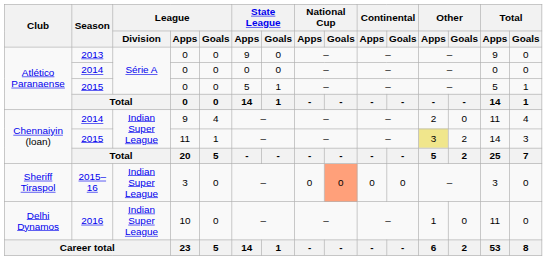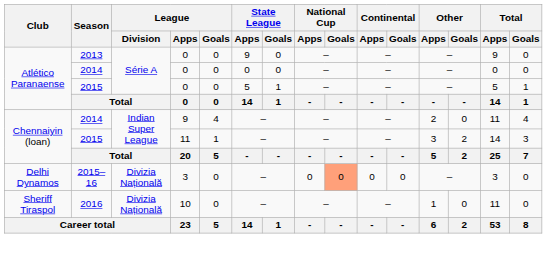(433, 138) khaki background -> (433, 138) no background
(38, 182) Sheriff Tiraspol -> (38, 177) Delhi Dynamos
(141, 182) Indian Super League -> (141, 177) Divizia Națională
(38, 220) Delhi Dynamos -> (38, 204) Sheriff Tiraspol
(141, 220) Indian Super League -> (141, 204) Divizia Națională
